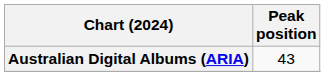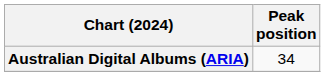(286, 58) 43 -> (286, 58) 34
